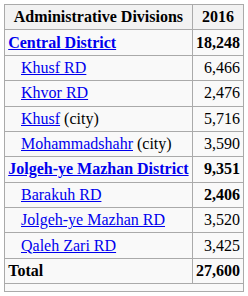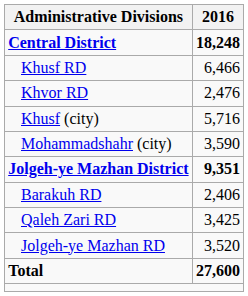(222, 194) bold -> (222, 194) normal
rows swapped: (93, 220) <-> (69, 245)
